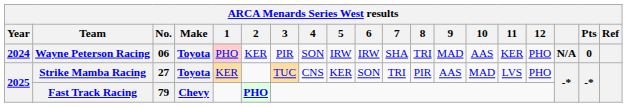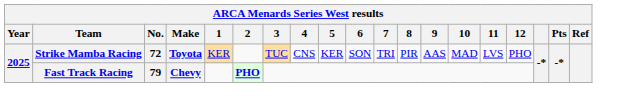- row: (93, 53)
(164, 72) 27 -> (155, 53) 72
